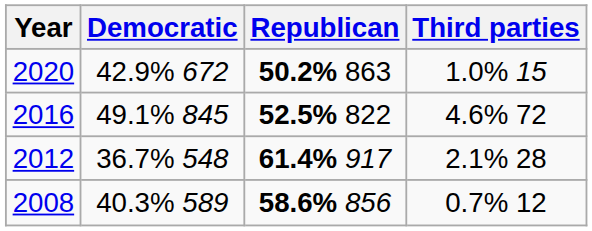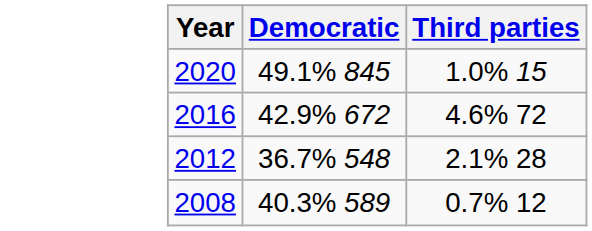- column: (325, 27)
(162, 71) 42.9% 672 -> (324, 71) 49.1% 845
(162, 115) 49.1% 845 -> (324, 115) 42.9% 672
